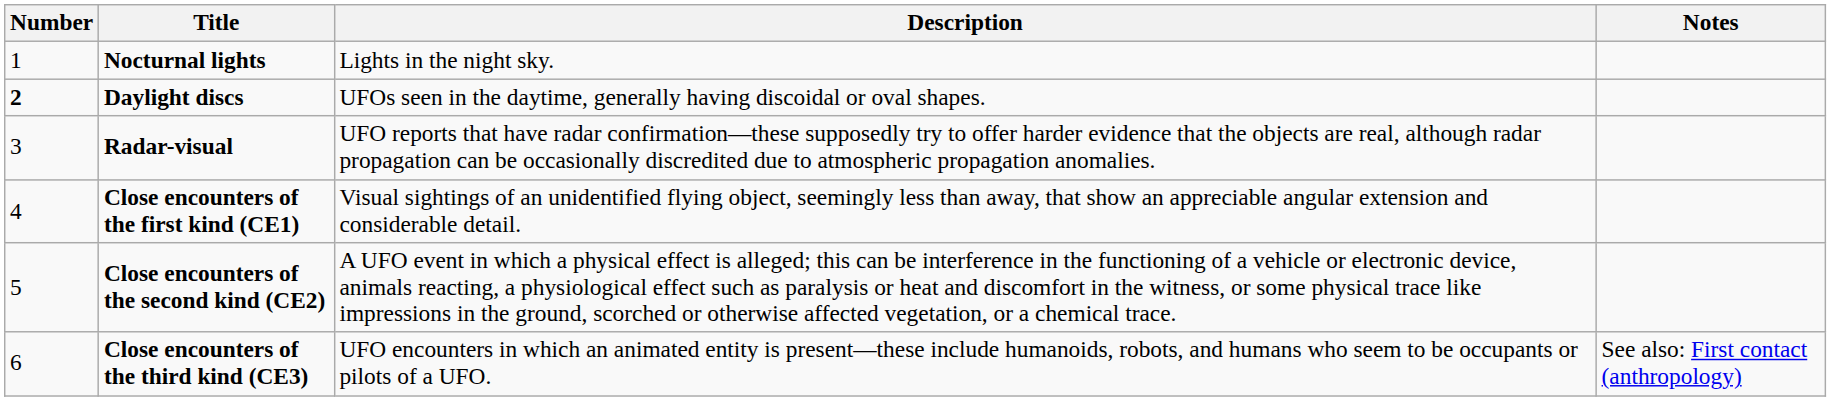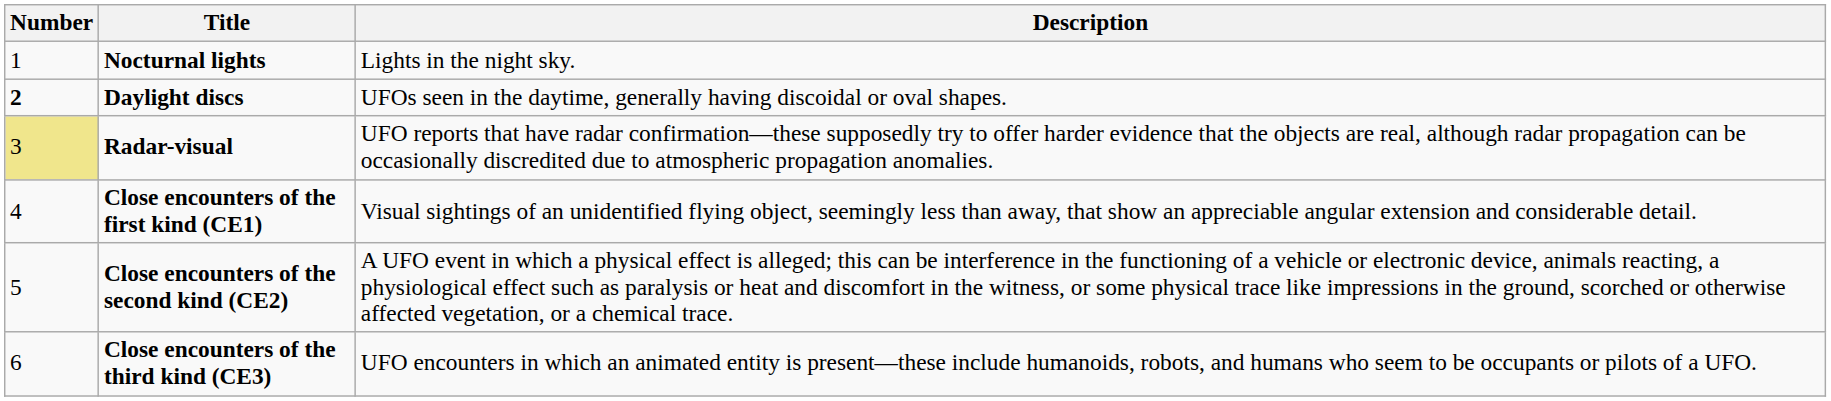- column: (1711, 23)
(16, 147) no background -> (16, 147) khaki background
